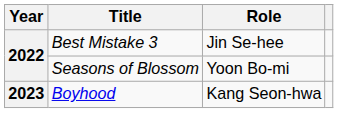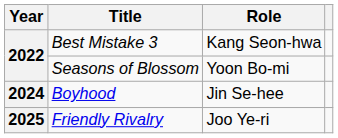(245, 42) Jin Se-hee -> (264, 42) Kang Seon-hwa
(26, 94) 2023 -> (26, 94) 2024
(264, 94) Kang Seon-hwa -> (245, 94) Jin Se-hee
+ row: (107, 119)
